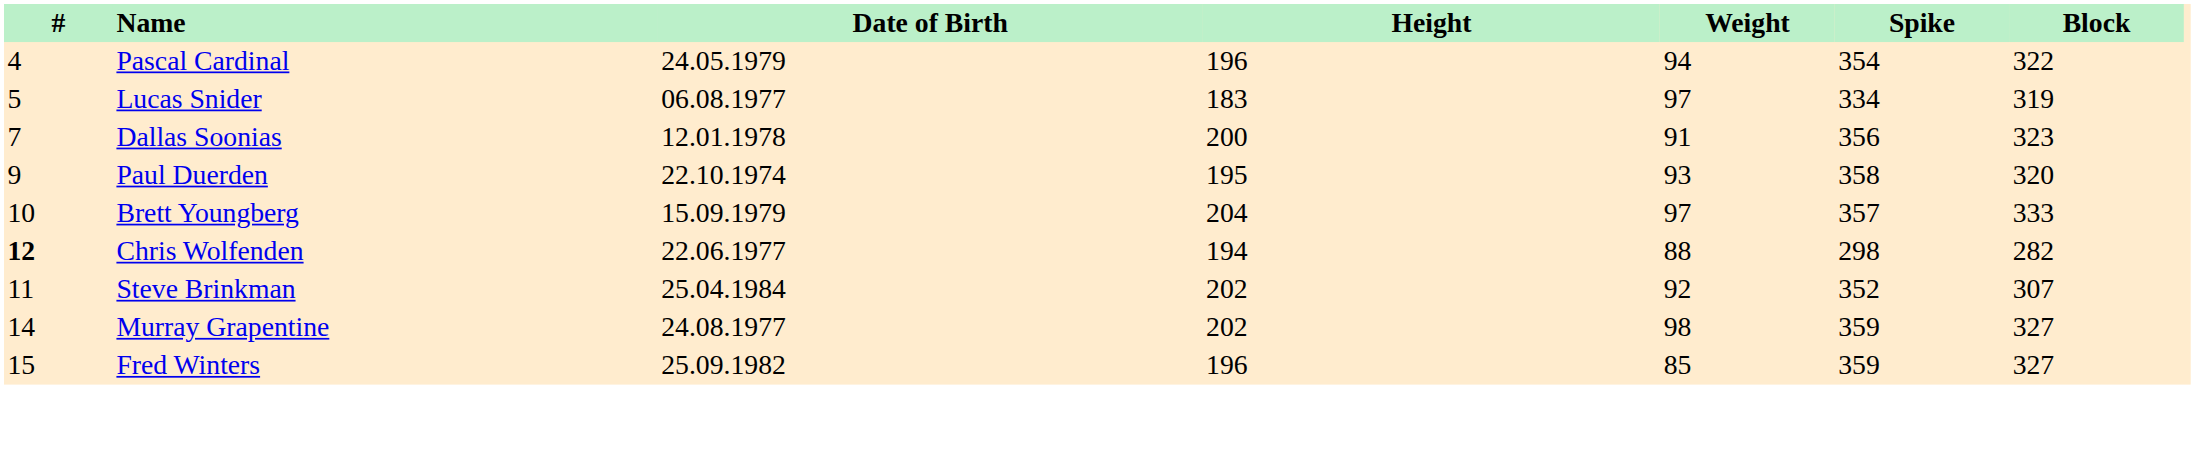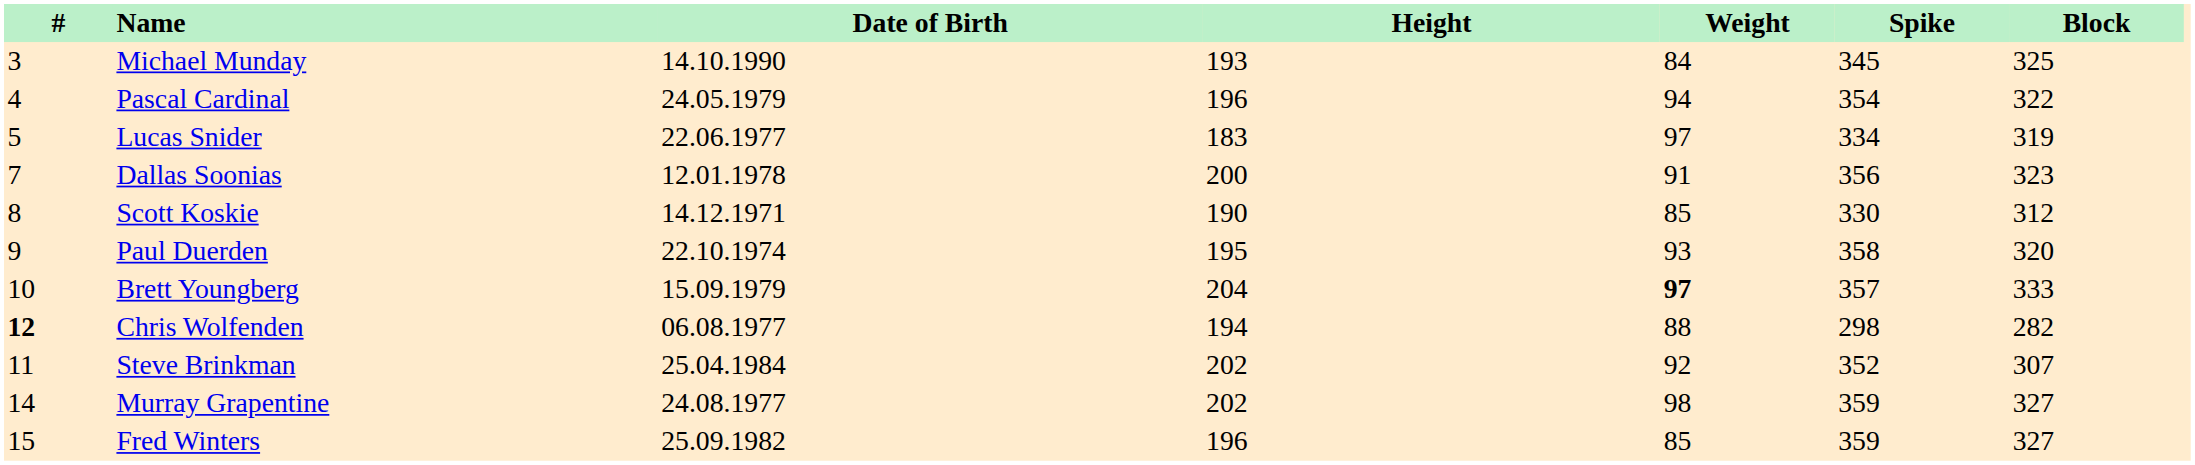+ row: (211, 60)
(724, 98) 06.08.1977 -> (724, 136) 22.06.1977
+ row: (188, 212)
(1678, 212) normal -> (1678, 289) bold
(724, 251) 22.06.1977 -> (724, 327) 06.08.1977
